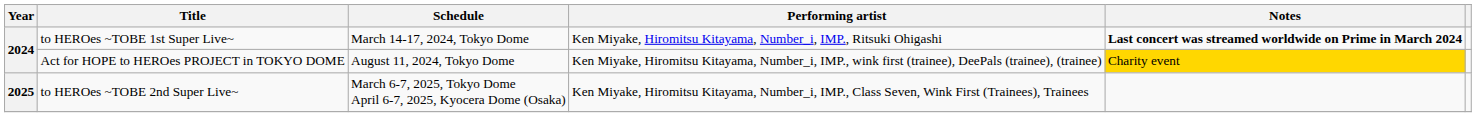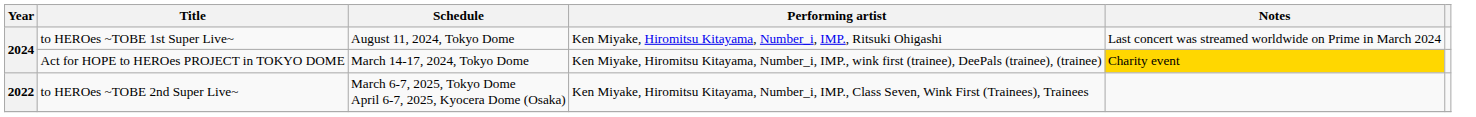(440, 38) March 14-17, 2024, Tokyo Dome -> (433, 38) August 11, 2024, Tokyo Dome
(1285, 38) bold -> (1275, 38) normal
(433, 61) August 11, 2024, Tokyo Dome -> (440, 61) March 14-17, 2024, Tokyo Dome
(21, 91) 2025 -> (21, 91) 2022
